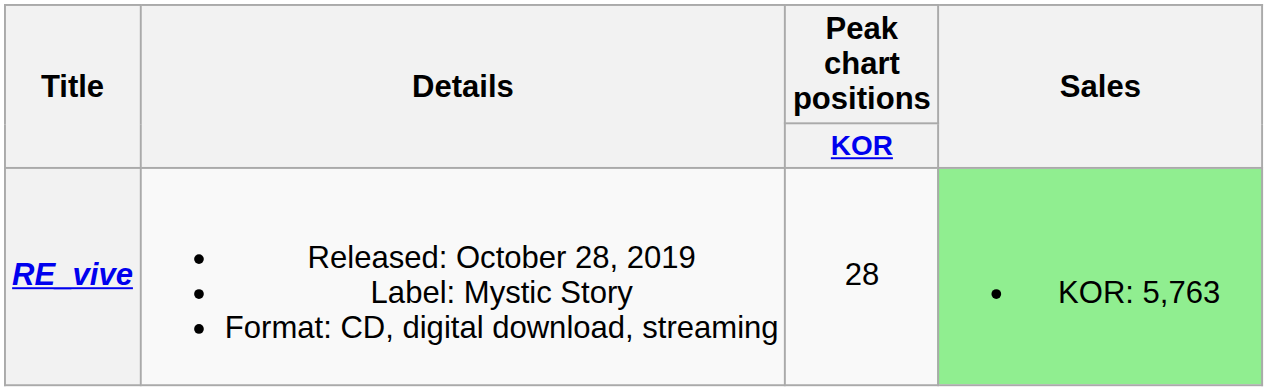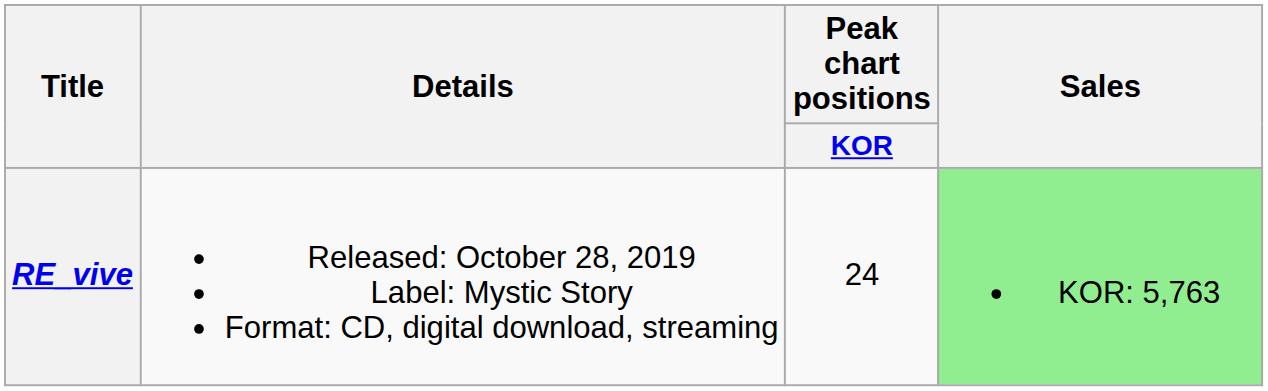(862, 275) 28 -> (862, 275) 24
